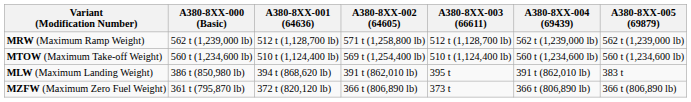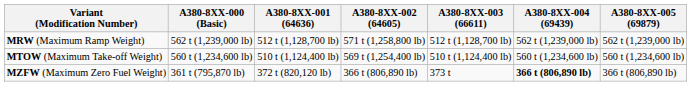- row: (80, 72)
(553, 89) normal -> (554, 72) bold
